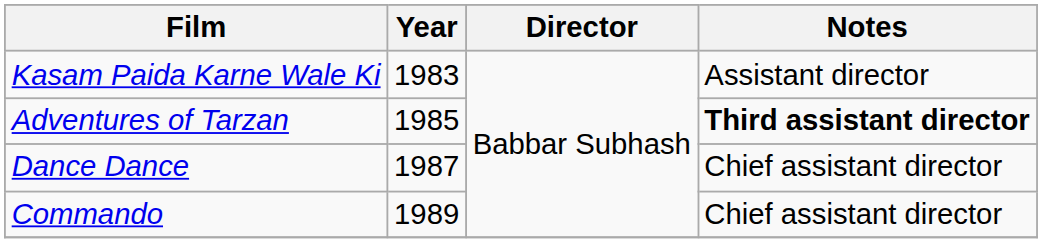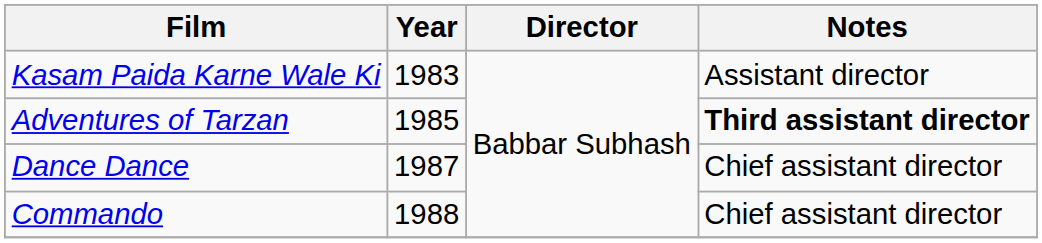(427, 213) 1989 -> (427, 213) 1988
